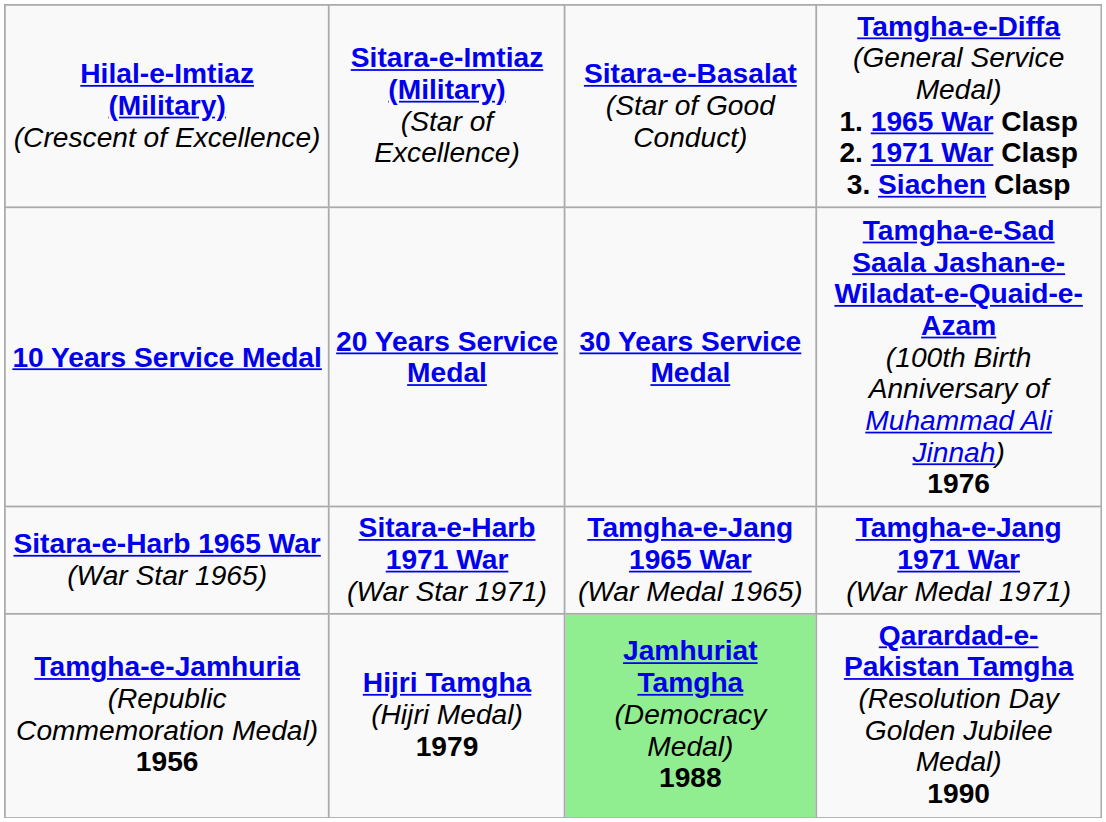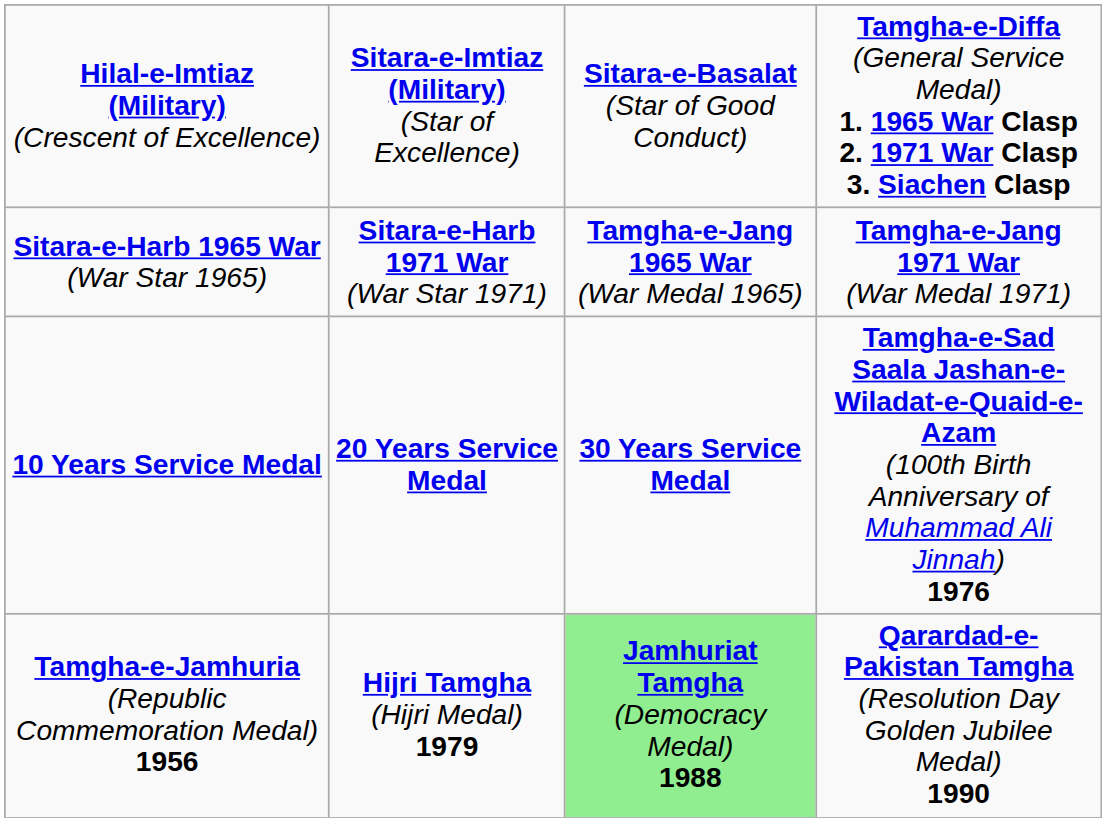rows swapped: (167, 559) <-> (167, 356)
